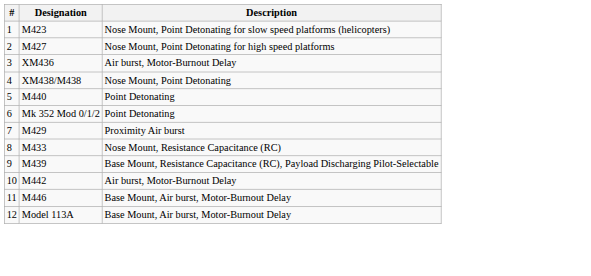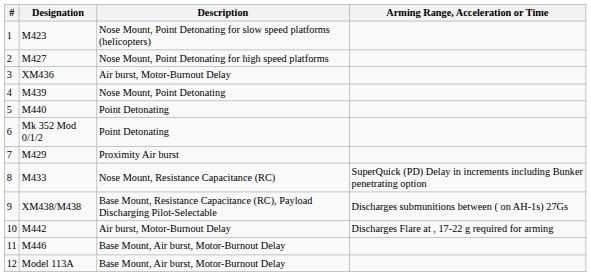+ column: (467, 13)
(52, 80) XM438/M438 -> (34, 92) M439
(34, 164) M439 -> (52, 206) XM438/M438
